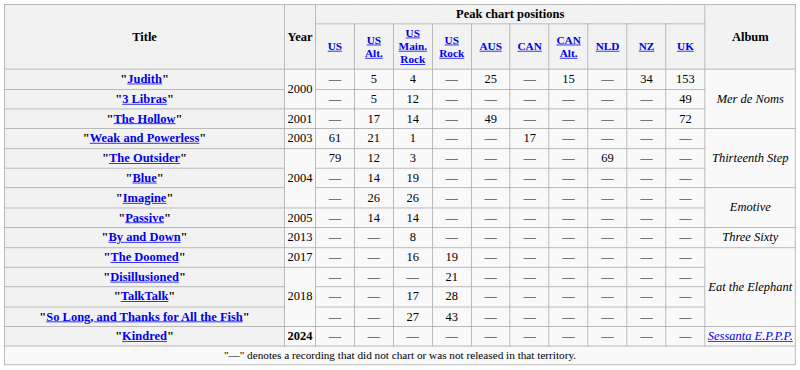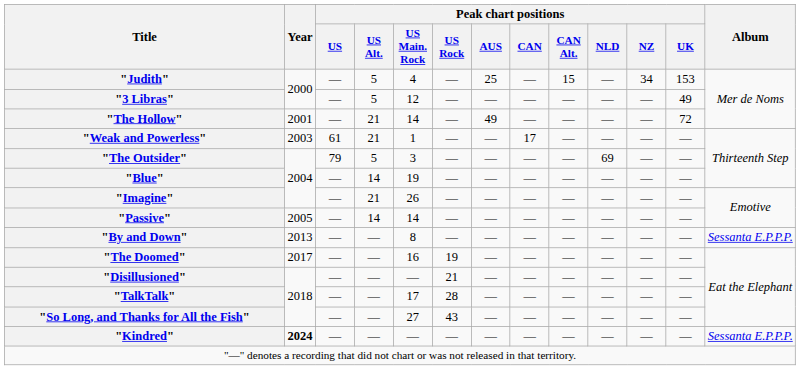(374, 118) 17 -> (374, 118) 21
(374, 158) 12 -> (374, 158) 5
(374, 197) 26 -> (374, 197) 21
(750, 237) Three Sixty -> (750, 237) Sessanta E.P.P.P.
